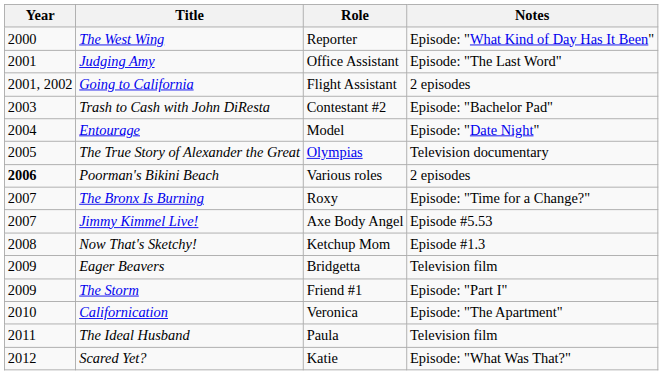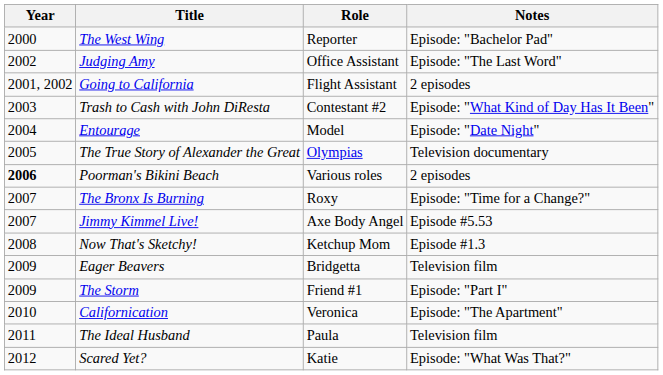(532, 38) Episode: "What Kind of Day Has It Been" -> (482, 38) Episode: "Bachelor Pad"
(22, 61) 2001 -> (22, 61) 2002
(482, 107) Episode: "Bachelor Pad" -> (532, 107) Episode: "What Kind of Day Has It Been"
